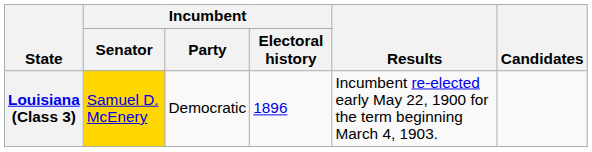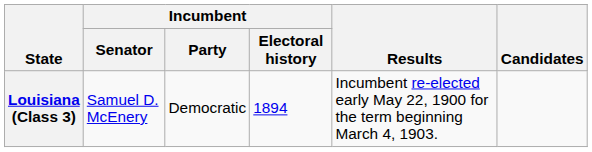(123, 108) gold background -> (123, 108) no background
(270, 108) 1896 -> (270, 108) 1894
